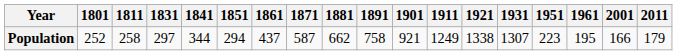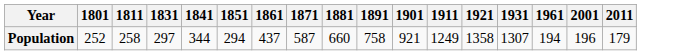- column: (550, 15)
(340, 38) 662 -> (340, 38) 660
(480, 38) 1338 -> (480, 38) 1358
(585, 38) 195 -> (550, 38) 194
(620, 38) 166 -> (585, 38) 196
